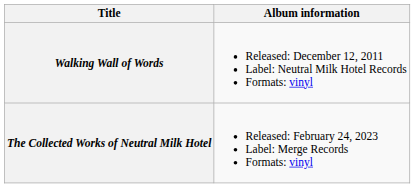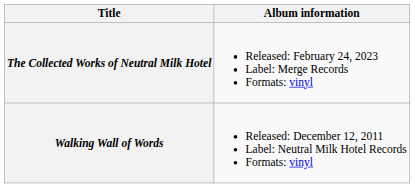rows swapped: (109, 62) <-> (109, 143)
